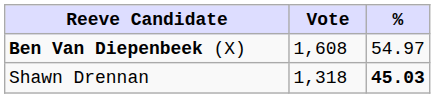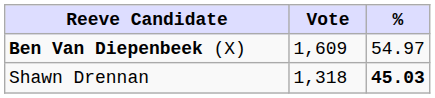(320, 49) 1,608 -> (320, 49) 1,609
